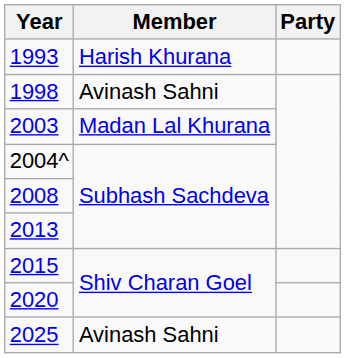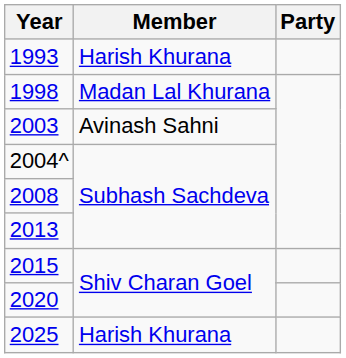(149, 91) Avinash Sahni -> (175, 91) Madan Lal Khurana
(175, 126) Madan Lal Khurana -> (149, 126) Avinash Sahni
(149, 334) Avinash Sahni -> (155, 334) Harish Khurana
